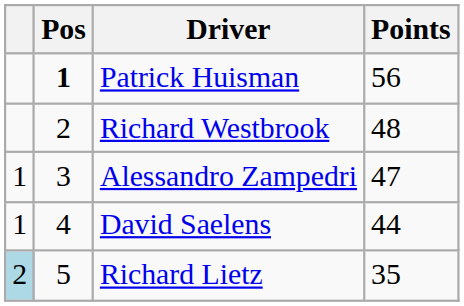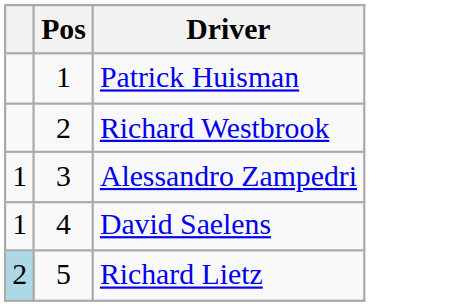- column: (411, 28)
(63, 77) bold -> (63, 77) normal
